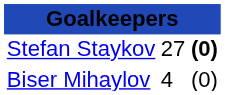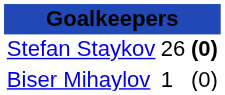(173, 49) 27 -> (173, 49) 26
(167, 79) 4 -> (167, 79) 1
